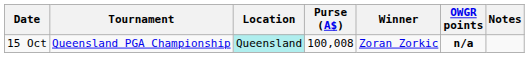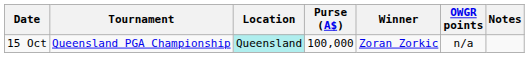(331, 44) 100,008 -> (331, 44) 100,000
(463, 44) bold -> (463, 44) normal
